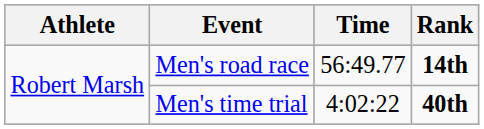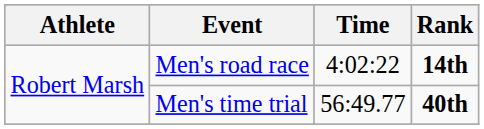(363, 64) 56:49.77 -> (363, 64) 4:02:22
(363, 104) 4:02:22 -> (363, 104) 56:49.77
